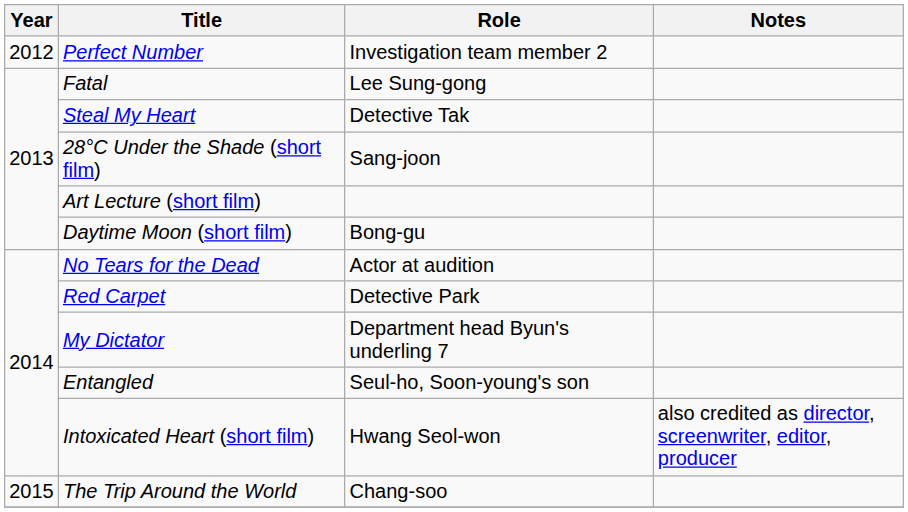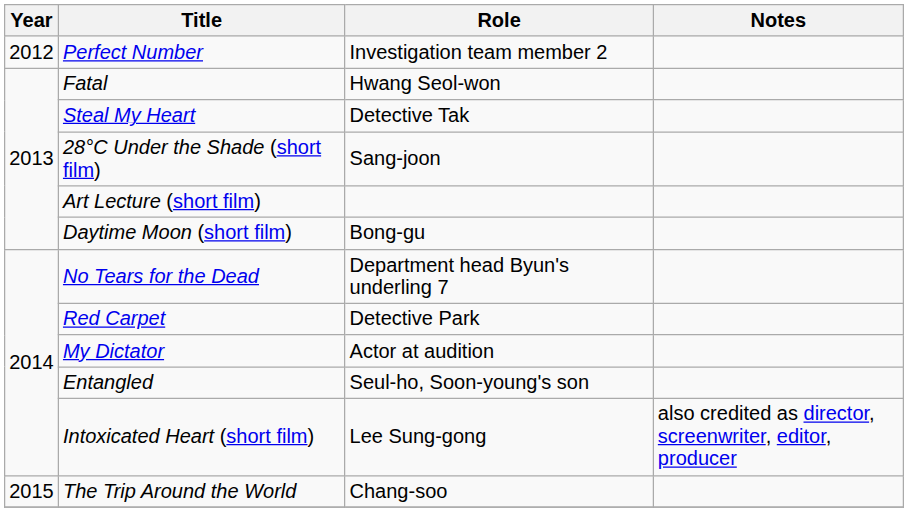(418, 83) Lee Sung-gong -> (425, 83) Hwang Seol-won
(422, 264) Actor at audition -> (459, 276) Department head Byun's underling 7
(459, 339) Department head Byun's underling 7 -> (422, 350) Actor at audition
(425, 436) Hwang Seol-won -> (418, 436) Lee Sung-gong
